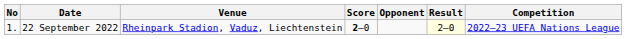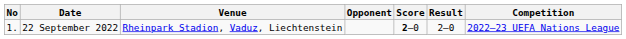columns swapped: (402, 12) <-> (361, 12)
(446, 27) lightyellow background -> (446, 27) no background
